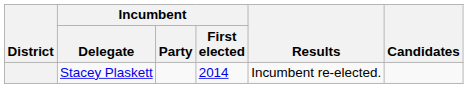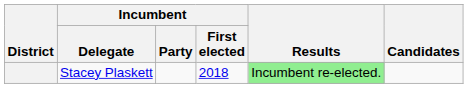(214, 72) 2014 -> (214, 72) 2018
(316, 72) no background -> (316, 72) lightgreen background
